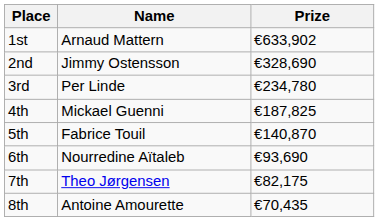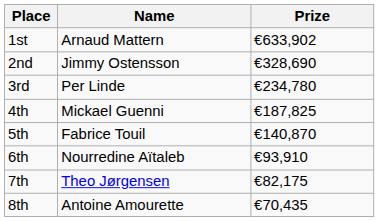(281, 157) €93,690 -> (281, 157) €93,910
